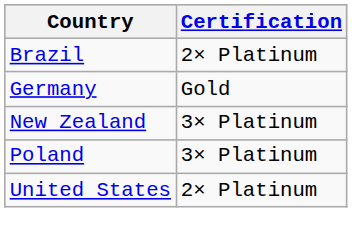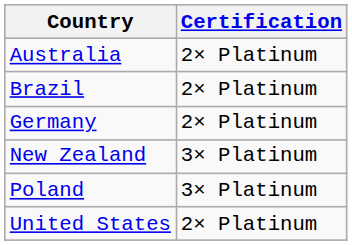+ row: (66, 55)
(206, 89) Gold -> (249, 123) 2× Platinum
